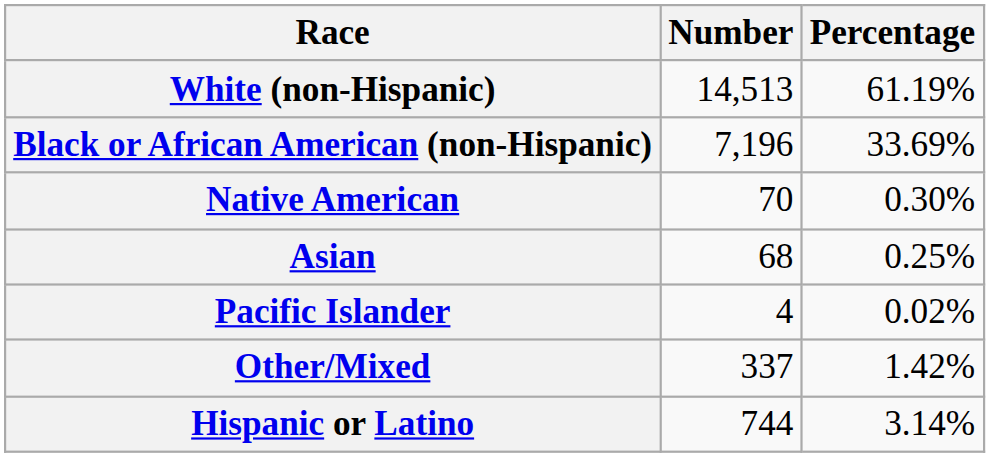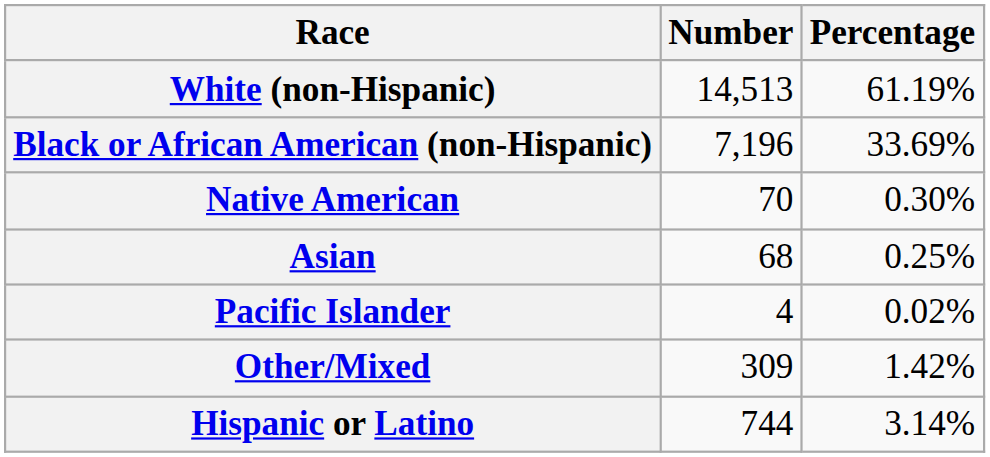(767, 367) 337 -> (767, 367) 309
